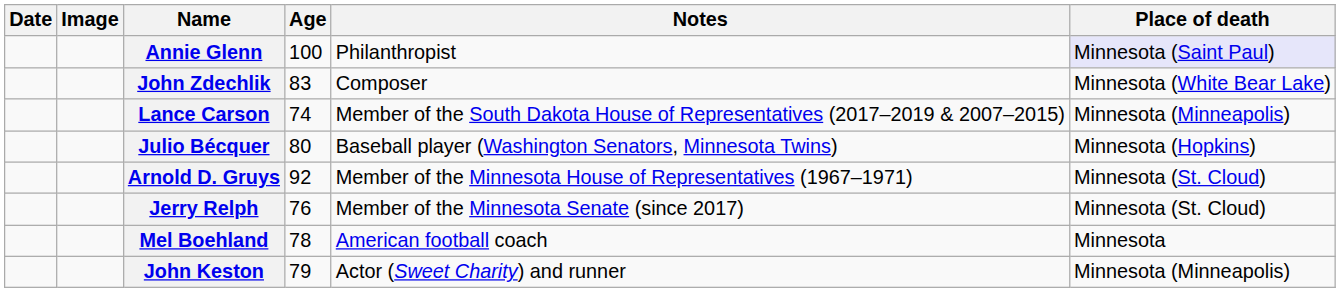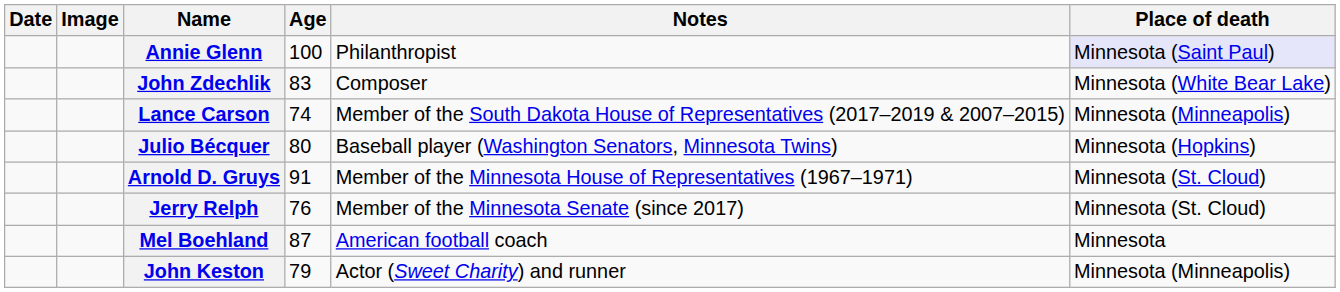(300, 177) 92 -> (300, 177) 91
(300, 240) 78 -> (300, 240) 87
